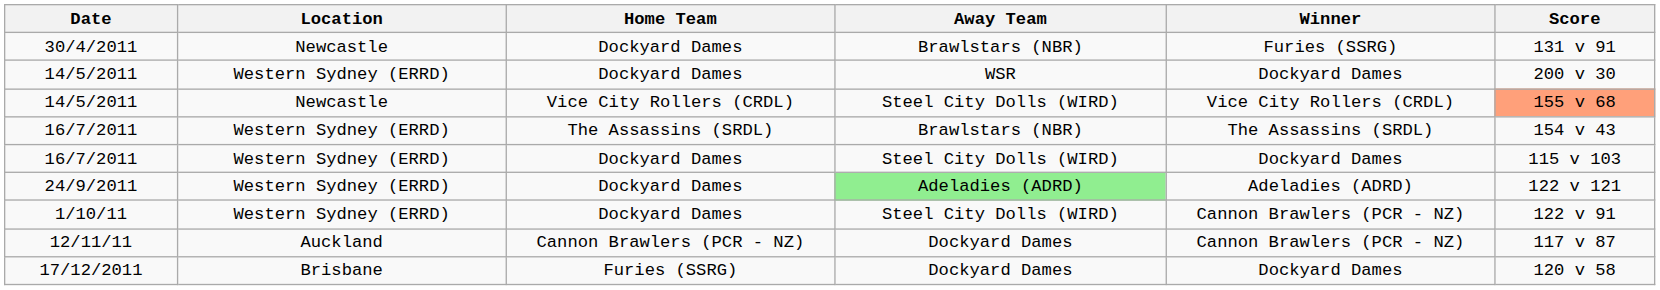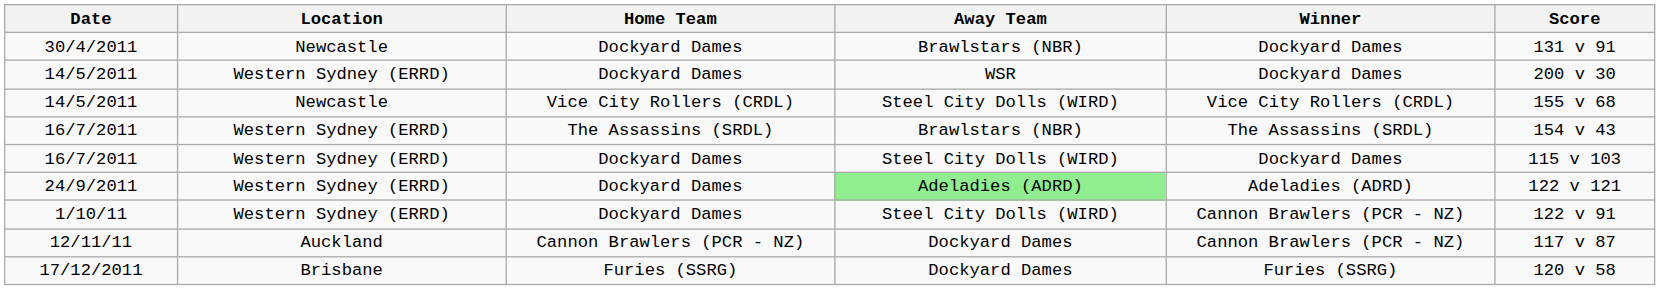(1330, 47) Furies (SSRG) -> (1330, 47) Dockyard Dames
(1575, 103) lightsalmon background -> (1575, 103) no background
(1330, 270) Dockyard Dames -> (1330, 270) Furies (SSRG)
